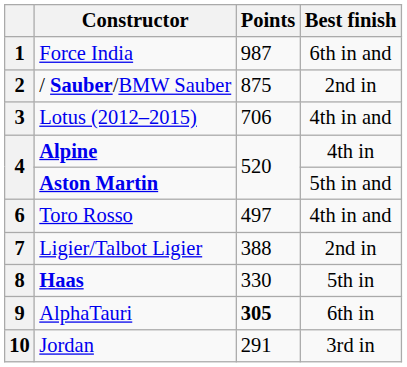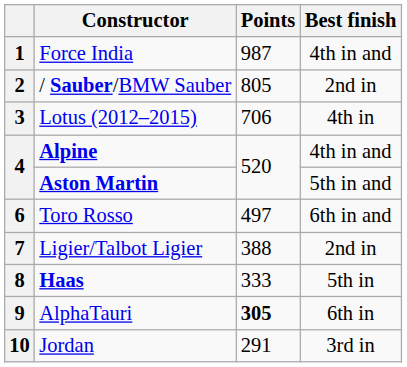(351, 53) 6th in and -> (351, 53) 4th in and
(256, 85) 875 -> (256, 85) 805
(351, 118) 4th in and -> (351, 118) 4th in
(351, 150) 4th in -> (351, 150) 4th in and
(351, 215) 4th in and -> (351, 215) 6th in and
(256, 280) 330 -> (256, 280) 333
